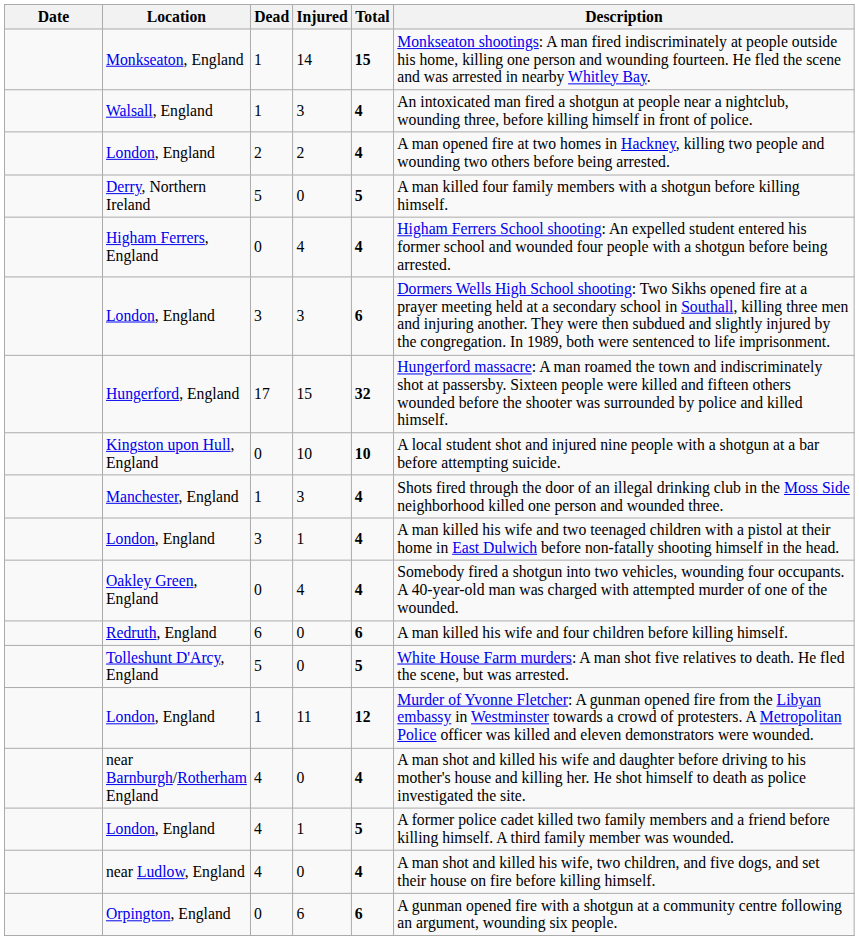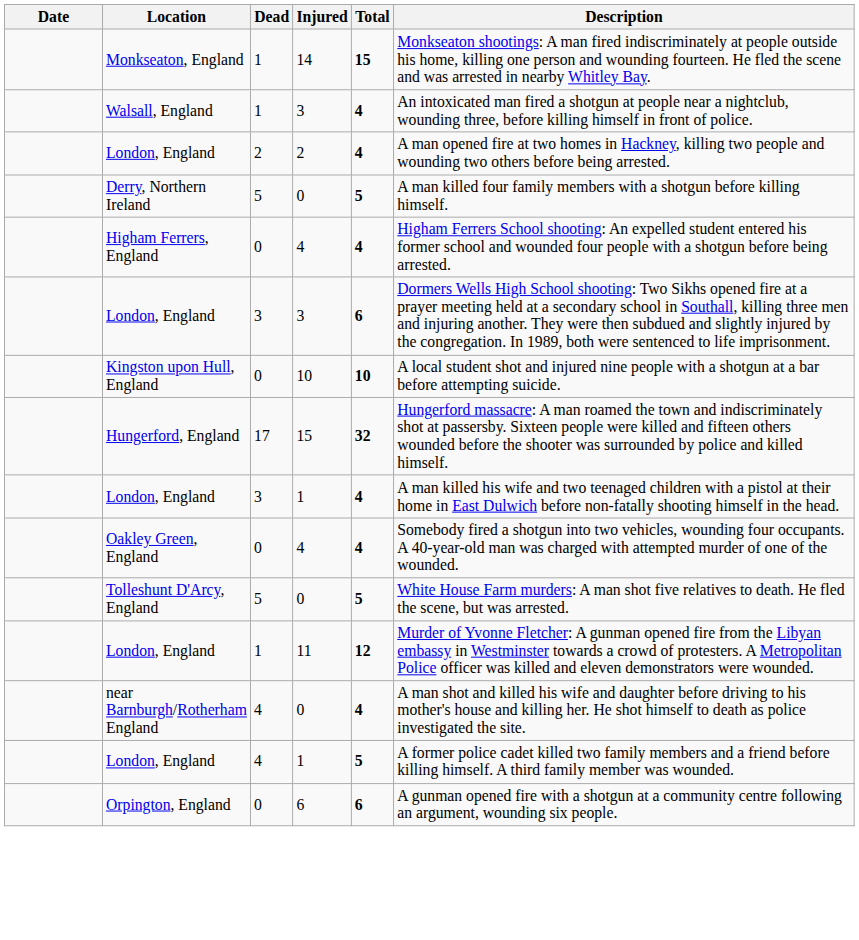rows swapped: (173, 393) <-> (170, 454)
- row: (172, 496)
- row: (161, 632)
- row: (175, 871)
